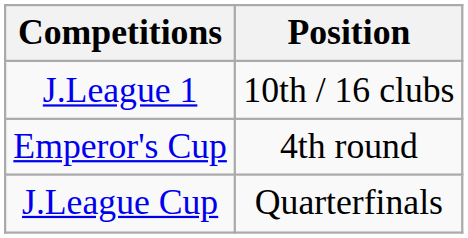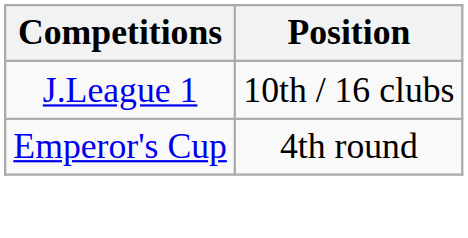- row: (120, 202)
